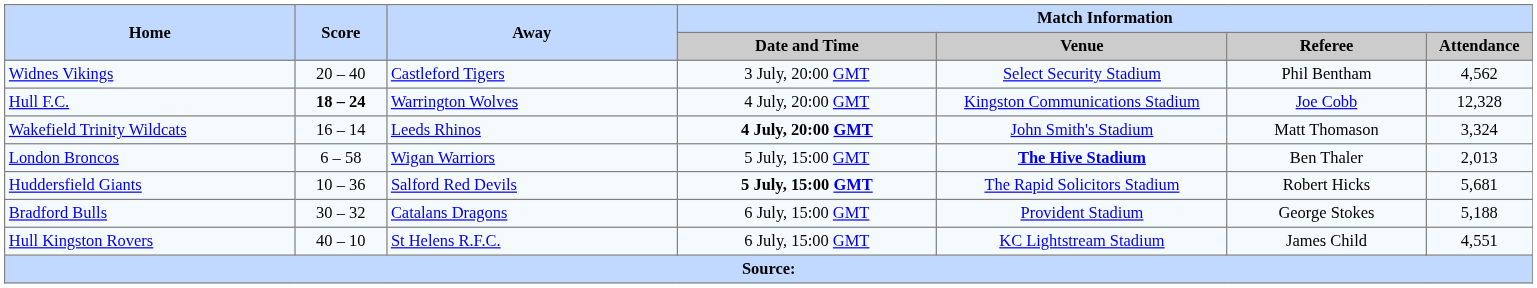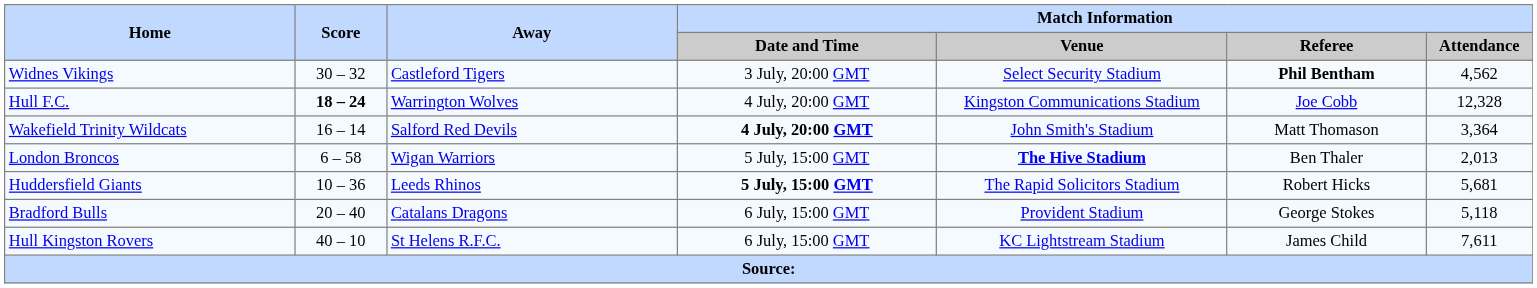(341, 74) 20 – 40 -> (341, 74) 30 – 32
(1326, 74) normal -> (1326, 74) bold
(436, 129) Leeds Rhinos -> (454, 129) Salford Red Devils
(1479, 129) 3,324 -> (1479, 129) 3,364
(454, 185) Salford Red Devils -> (436, 185) Leeds Rhinos
(341, 213) 30 – 32 -> (341, 213) 20 – 40
(1479, 213) 5,188 -> (1479, 213) 5,118
(1479, 241) 4,551 -> (1479, 241) 7,611
